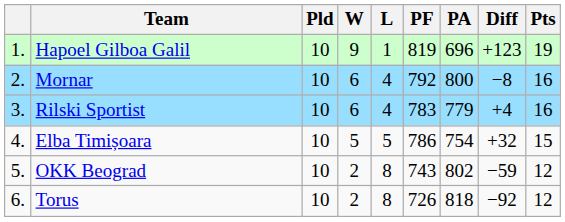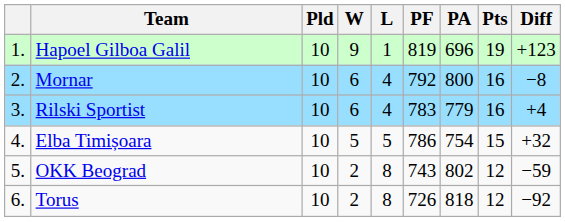columns swapped: (502, 19) <-> (543, 19)
